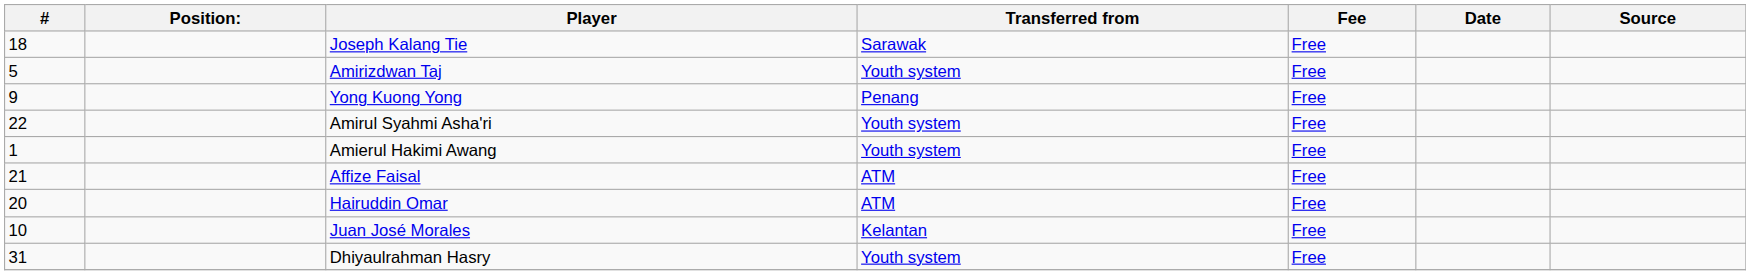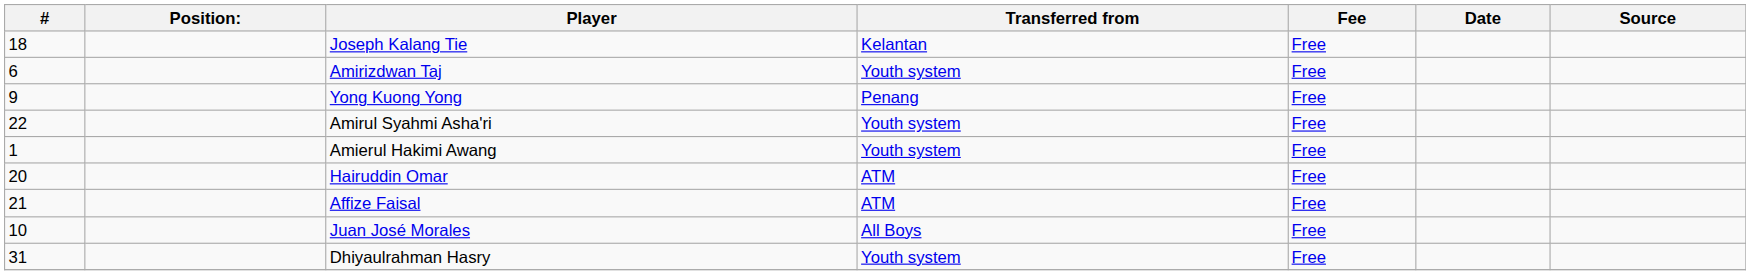(894, 44) Sarawak -> (894, 44) Kelantan
(13, 71) 5 -> (13, 71) 6
rows swapped: (375, 177) <-> (389, 203)
(894, 230) Kelantan -> (891, 230) All Boys
